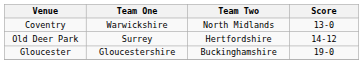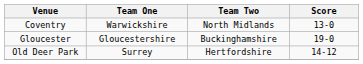rows swapped: (45, 39) <-> (45, 53)
